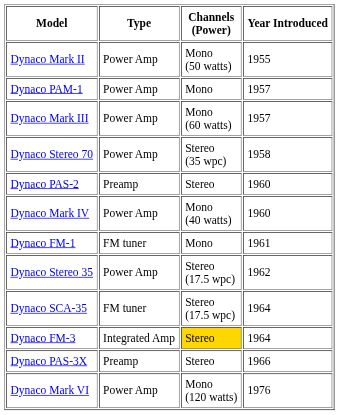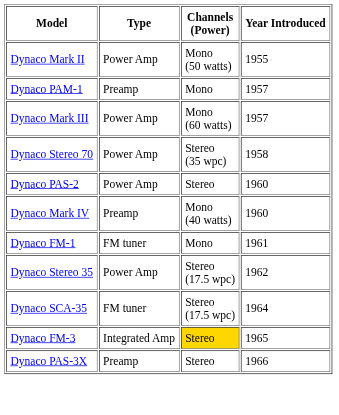(130, 89) Power Amp -> (121, 89) Preamp
(121, 184) Preamp -> (130, 184) Power Amp
(130, 213) Power Amp -> (121, 213) Preamp
(259, 338) 1964 -> (257, 338) 1965
- row: (50, 390)
